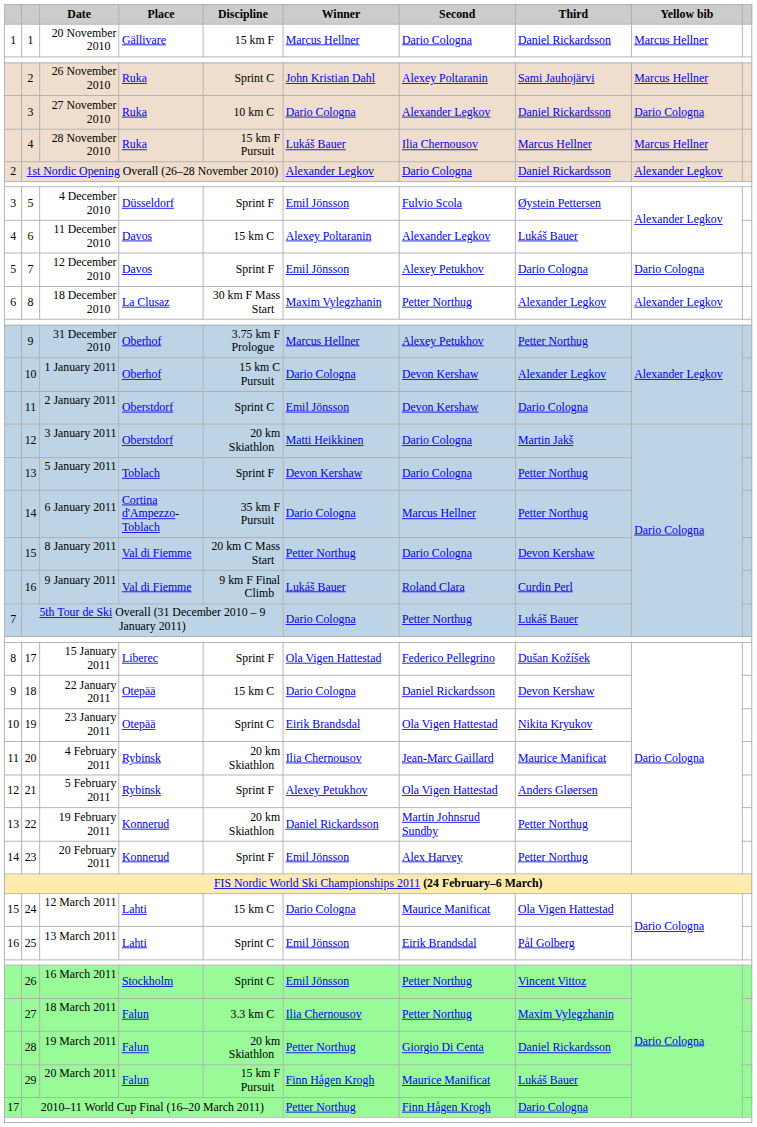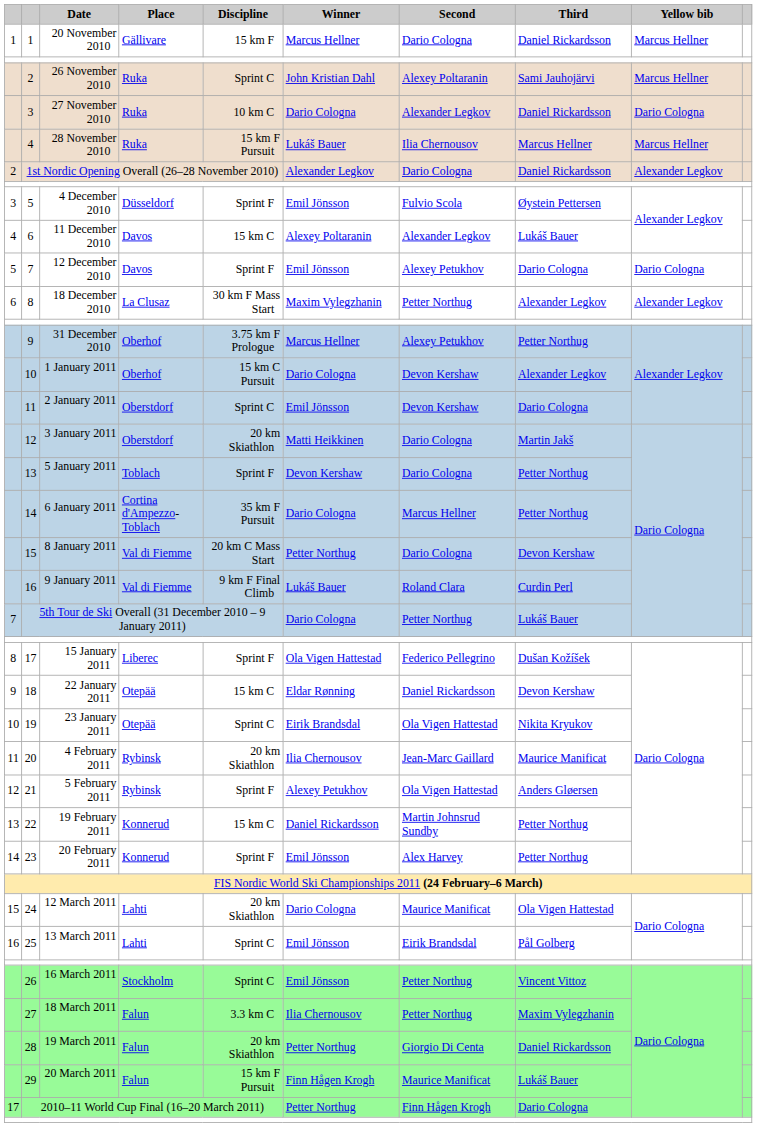(321, 691) Dario Cologna -> (320, 691) Eldar Rønning
(254, 824) 20 km Skiathlon -> (257, 824) 15 km C
(257, 909) 15 km C -> (254, 909) 20 km Skiathlon
